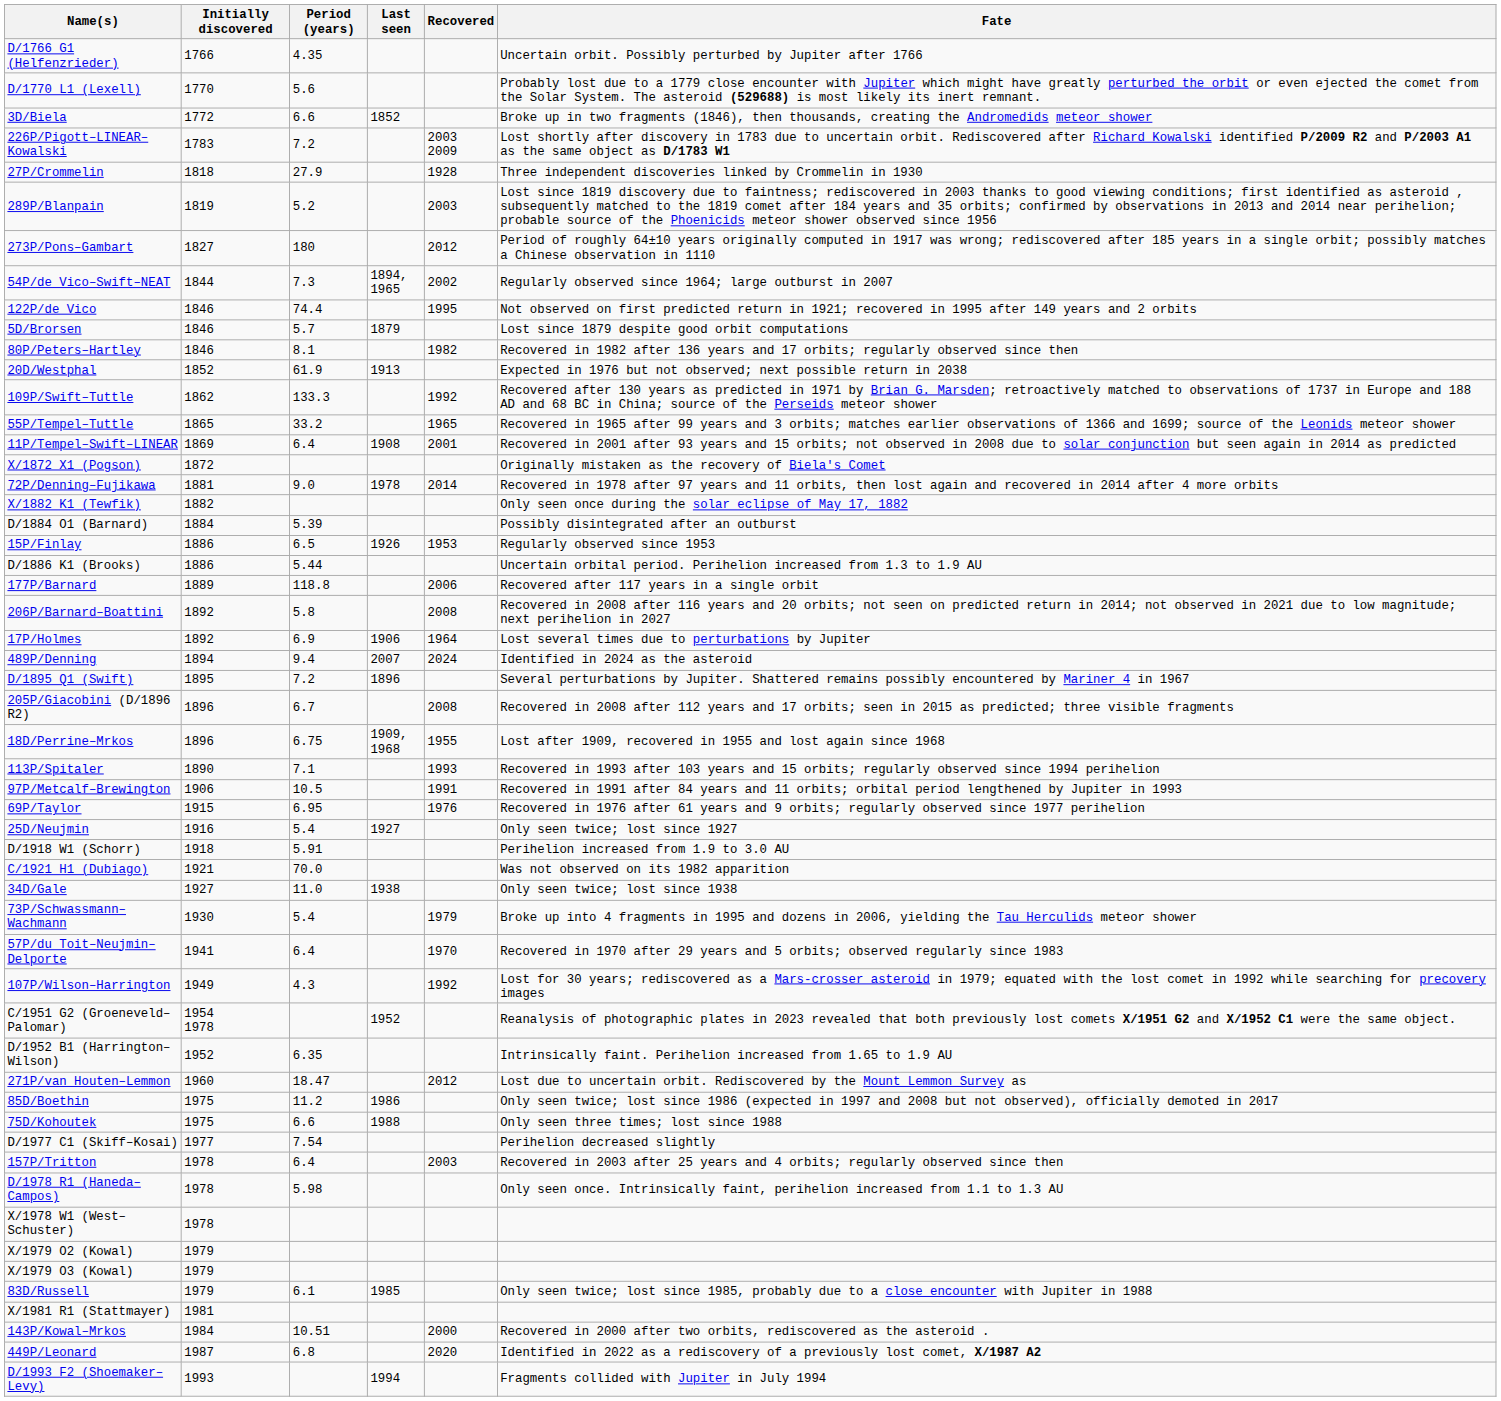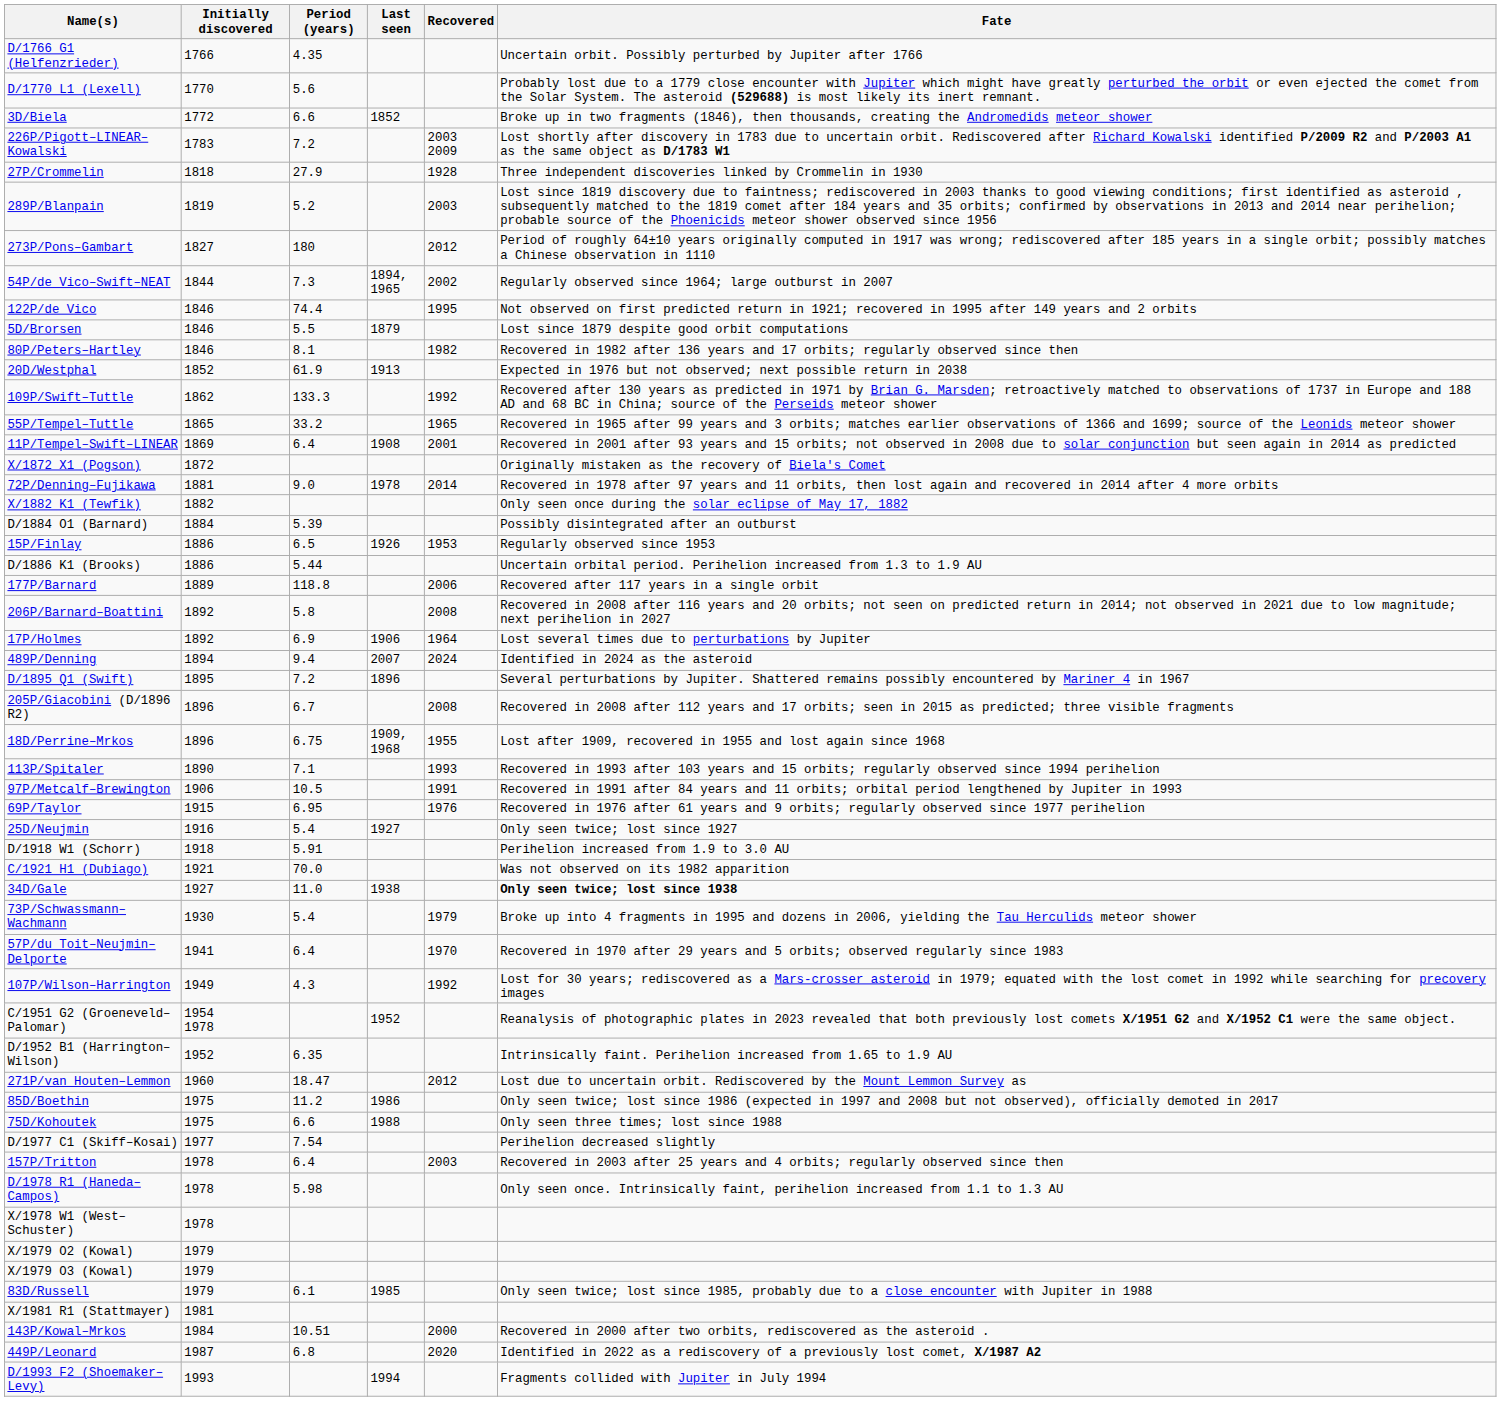(304, 330) 5.7 -> (304, 330) 5.5
(619, 890) normal -> (619, 890) bold
